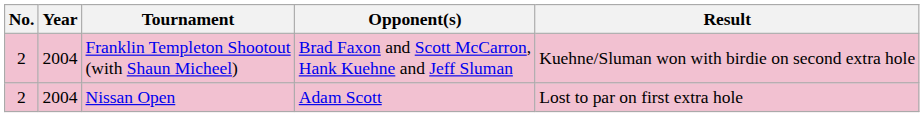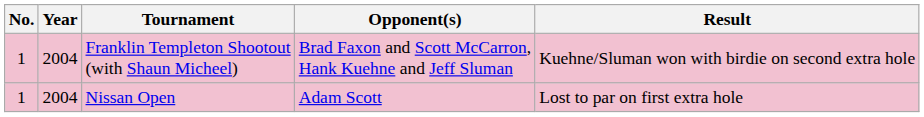(21, 58) 2 -> (21, 58) 1
(21, 97) 2 -> (21, 97) 1
